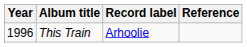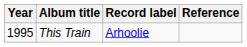(20, 32) 1996 -> (20, 32) 1995
